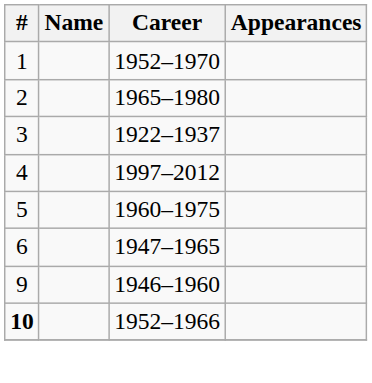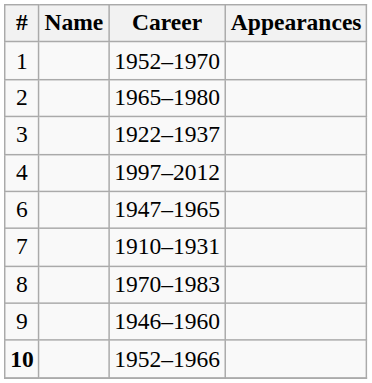- row: (167, 209)
+ row: (167, 246)
+ row: (167, 284)
